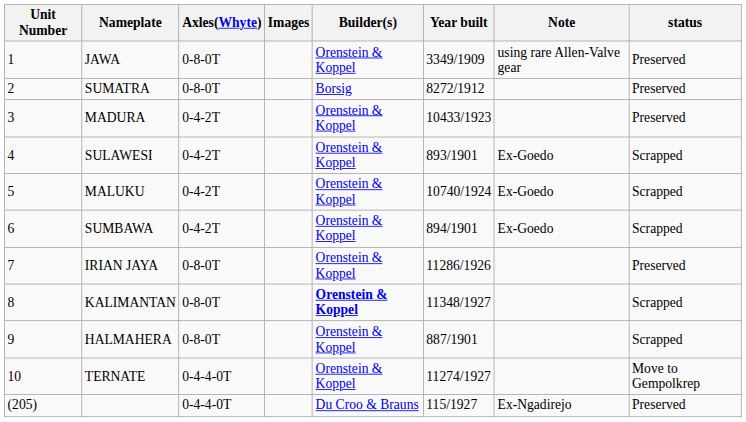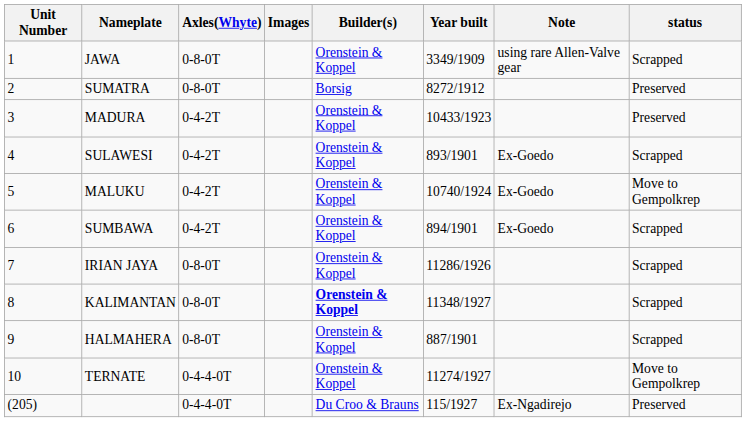(659, 59) Preserved -> (657, 59) Scrapped
(657, 191) Scrapped -> (666, 191) Move to Gempolkrep
(659, 265) Preserved -> (657, 265) Scrapped
